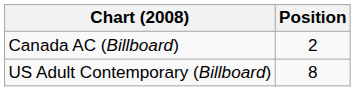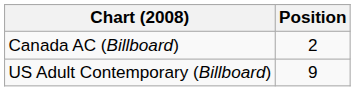(313, 72) 8 -> (313, 72) 9
